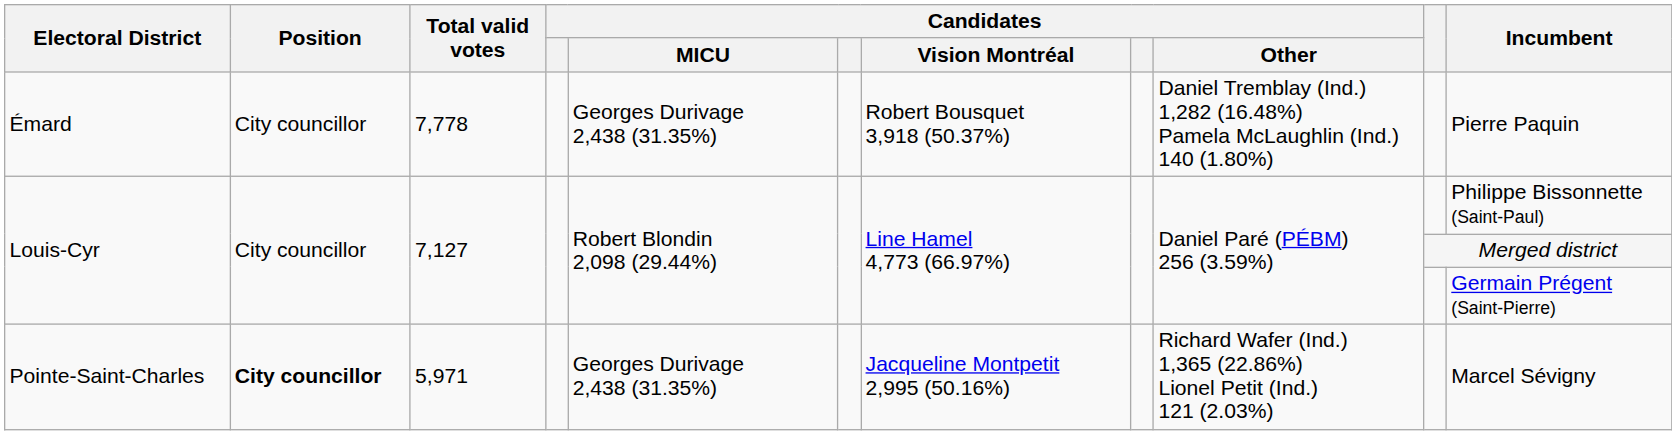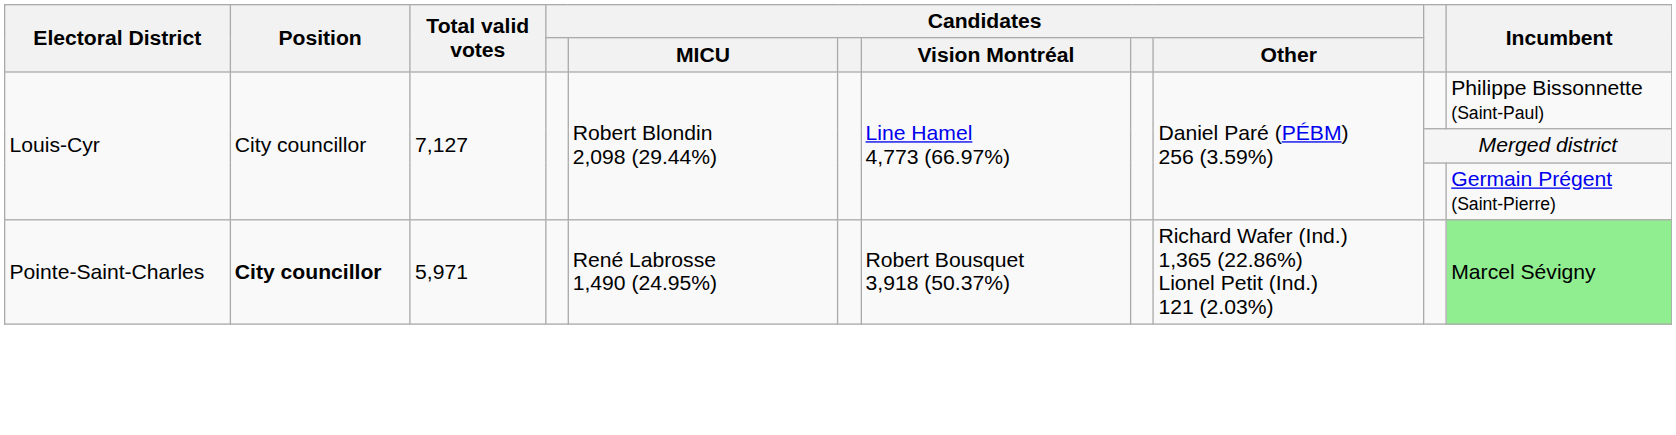- row: (41, 123)
(658, 376) Georges Durivage 2,438 (31.35%) -> (645, 271) René Labrosse 1,490 (24.95%)
(962, 376) Jacqueline Montpetit 2,995 (50.16%) -> (945, 271) Robert Bousquet 3,918 (50.37%)
(1523, 376) no background -> (1523, 271) lightgreen background
